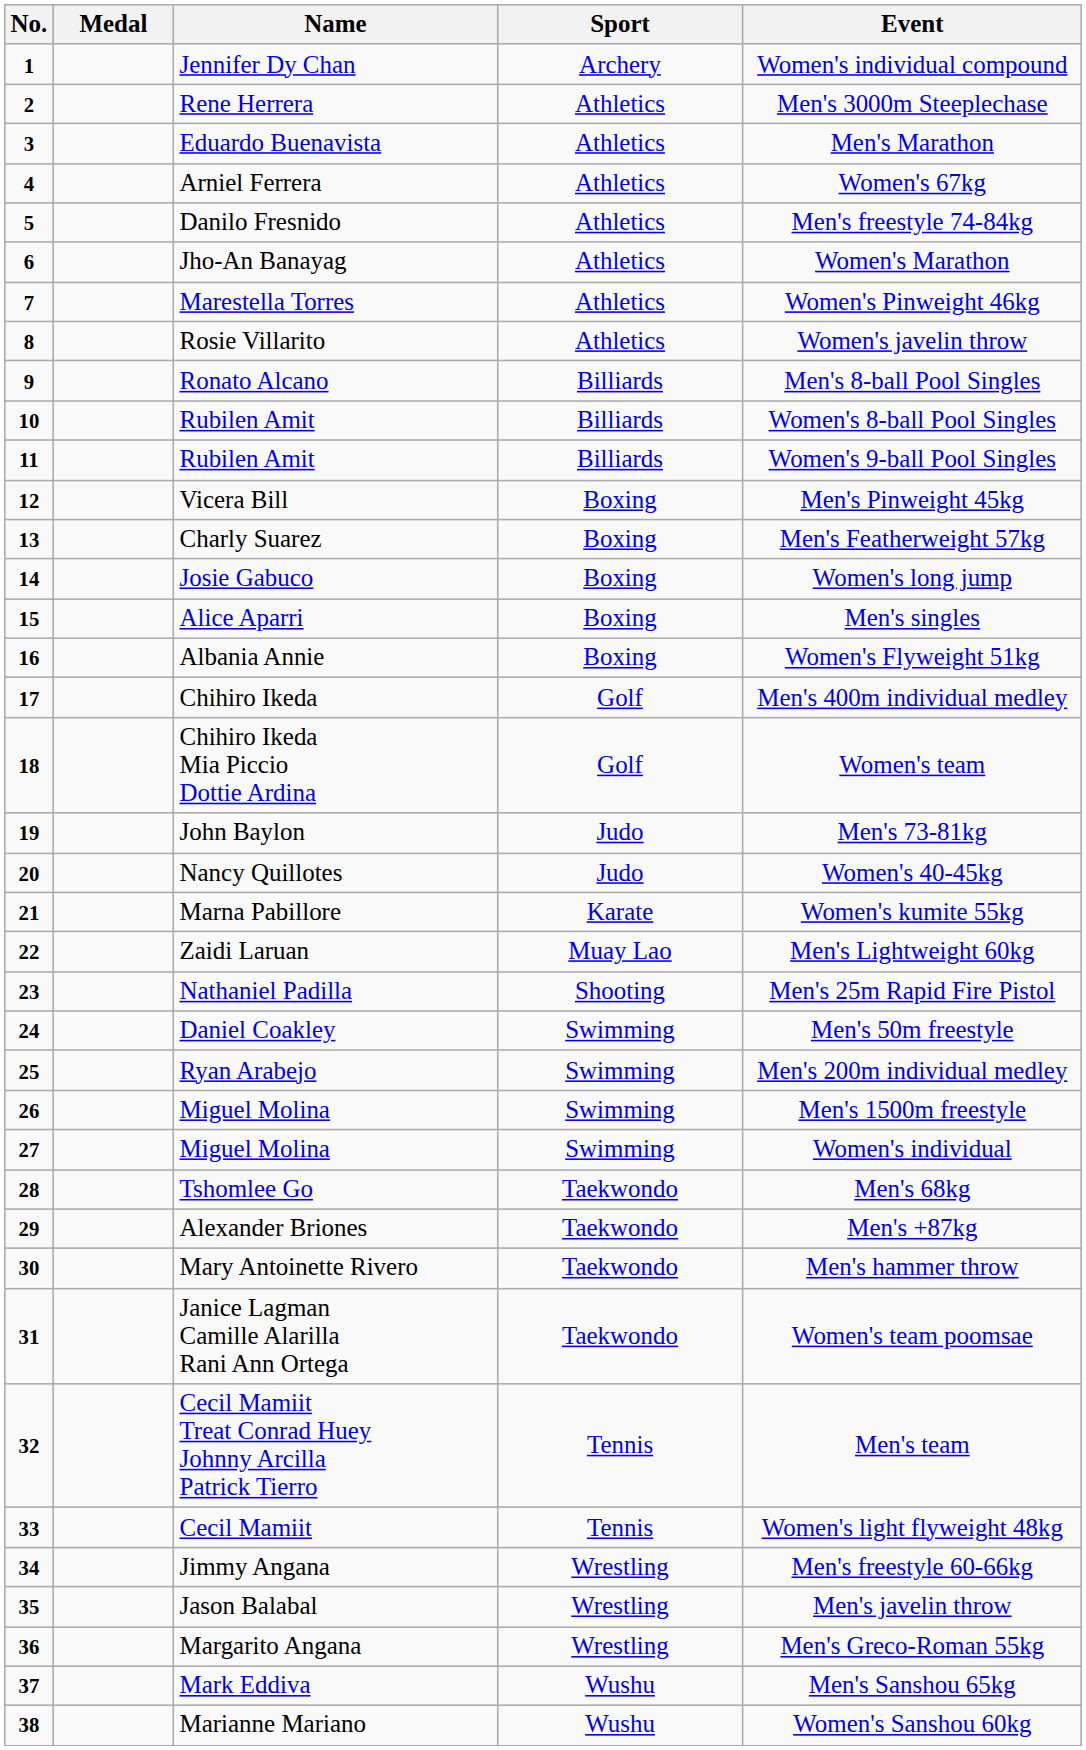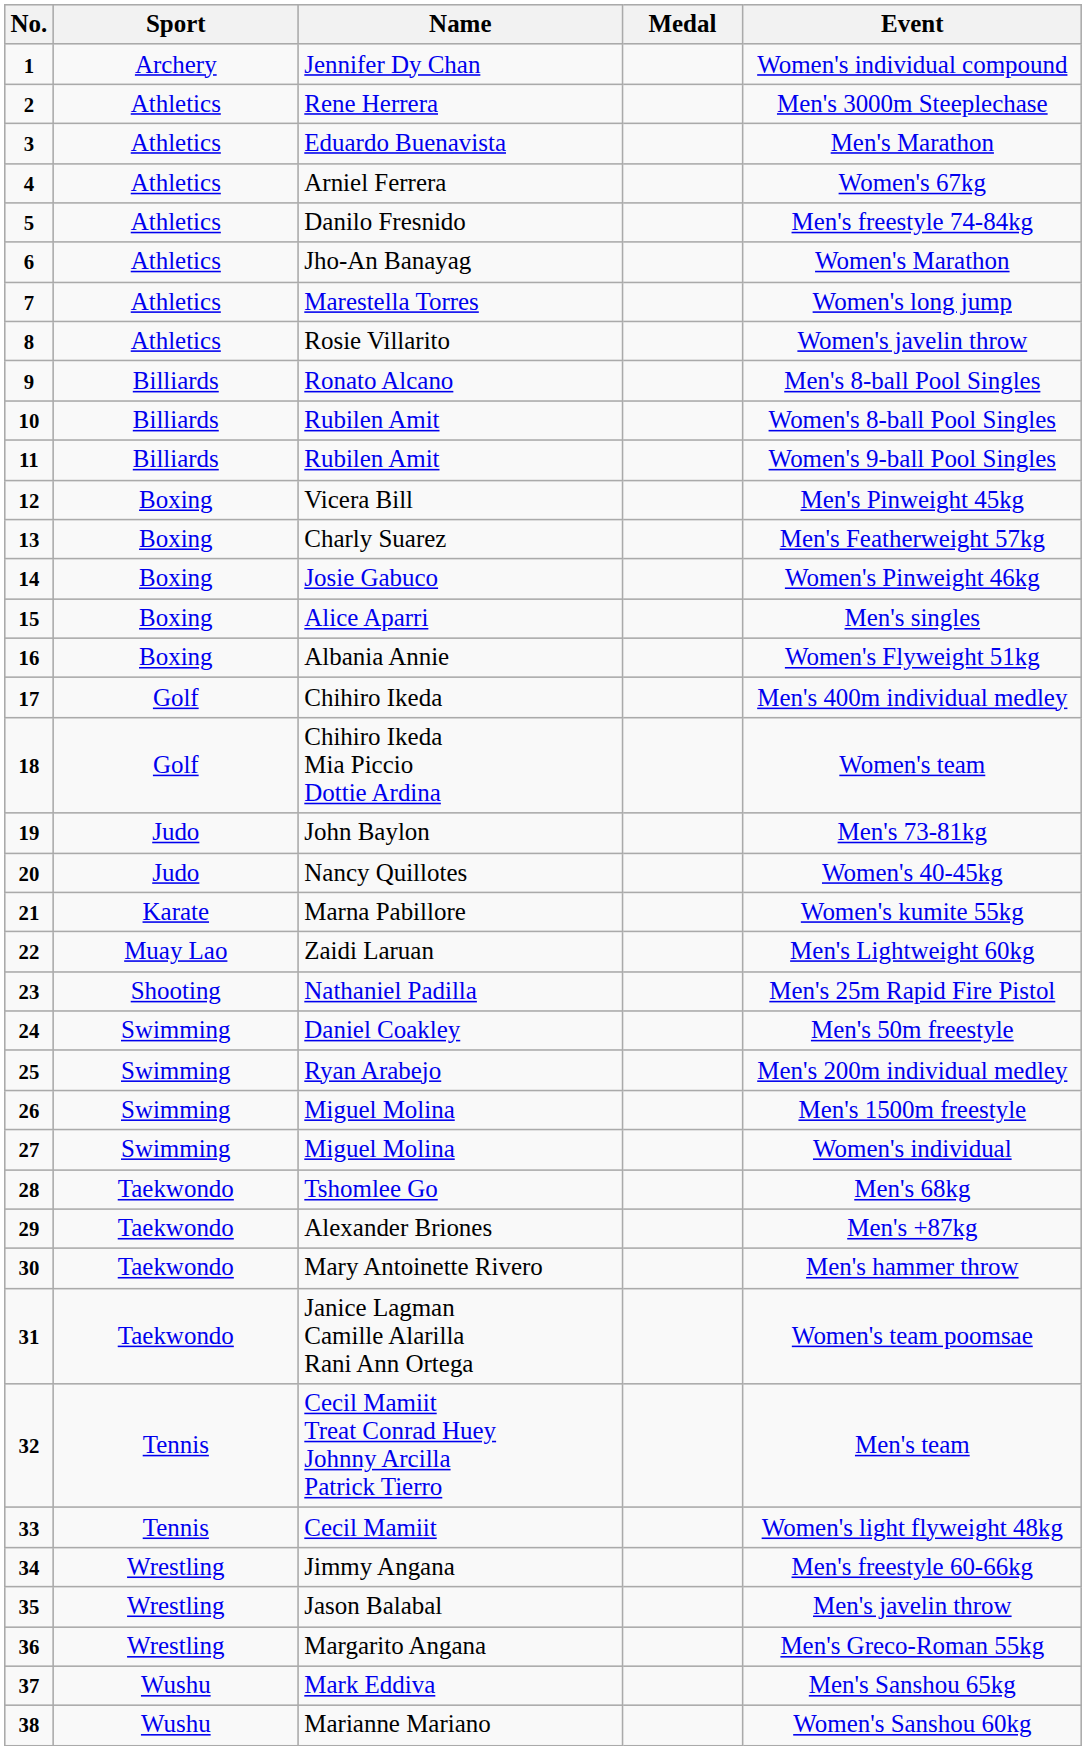columns swapped: (113, 24) <-> (620, 24)
(912, 301) Women's Pinweight 46kg -> (912, 301) Women's long jump
(912, 578) Women's long jump -> (912, 578) Women's Pinweight 46kg
